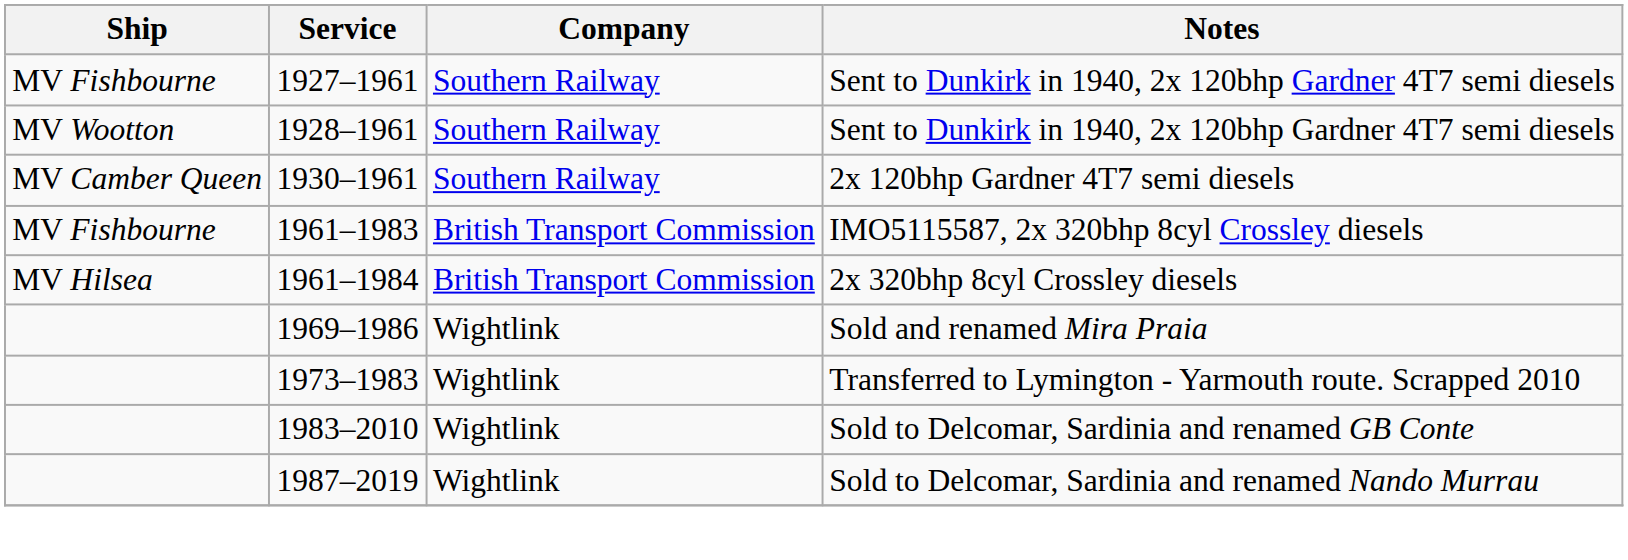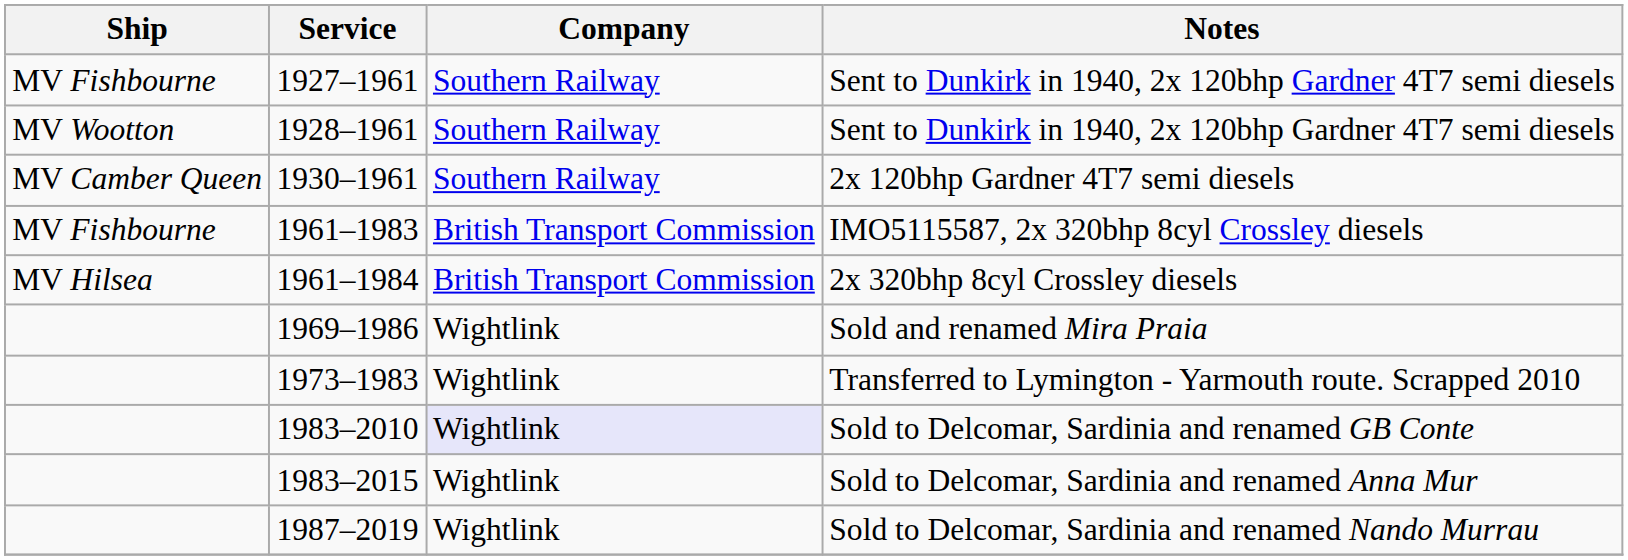(496, 429) no background -> (496, 429) lavender background
+ row: (348, 479)
